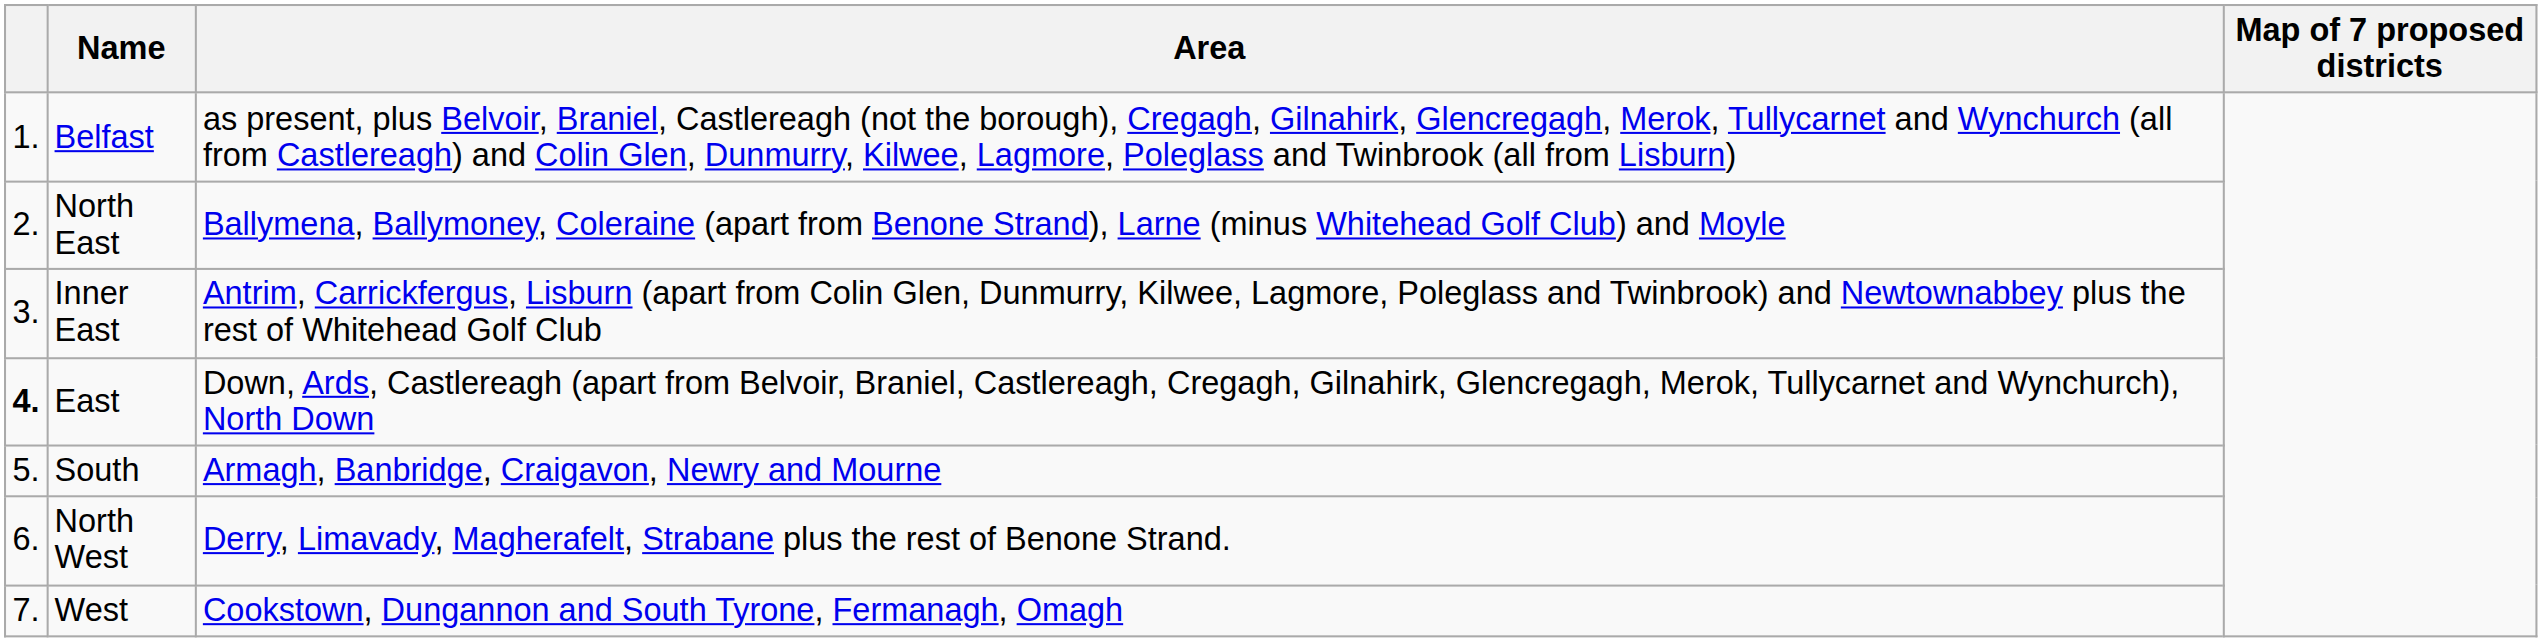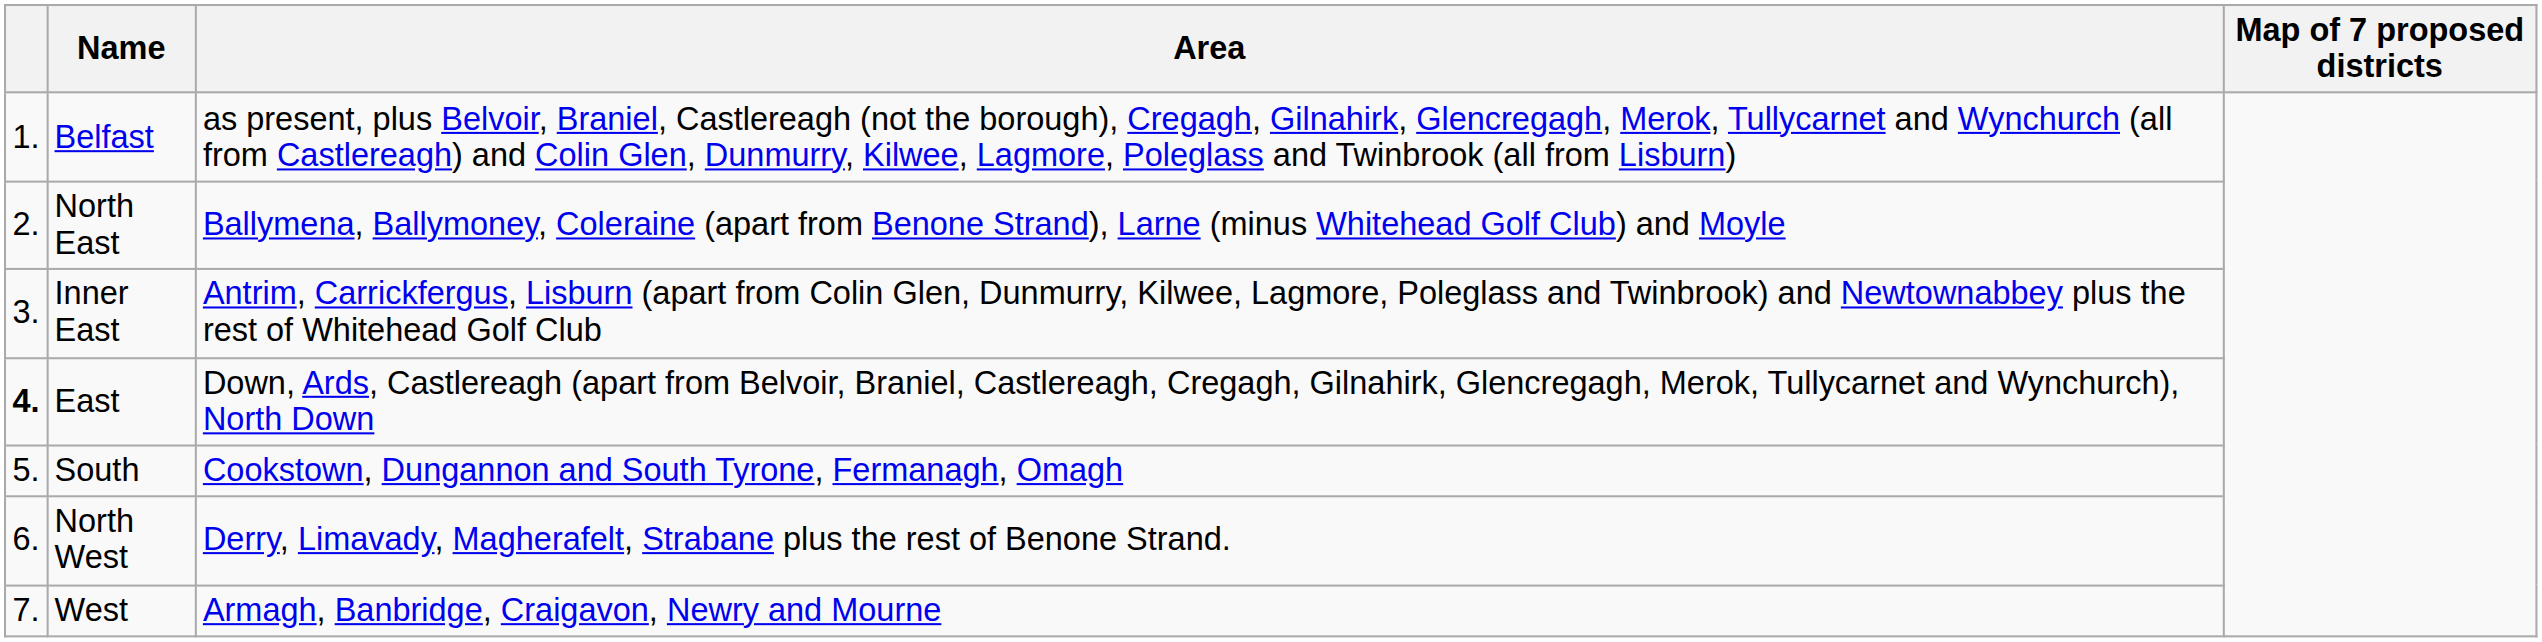(572, 470) Armagh, Banbridge, Craigavon, Newry and Mourne -> (663, 470) Cookstown, Dungannon and South Tyrone, Fermanagh, Omagh
(663, 610) Cookstown, Dungannon and South Tyrone, Fermanagh, Omagh -> (572, 610) Armagh, Banbridge, Craigavon, Newry and Mourne
